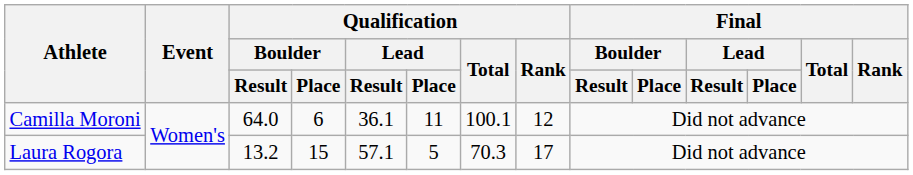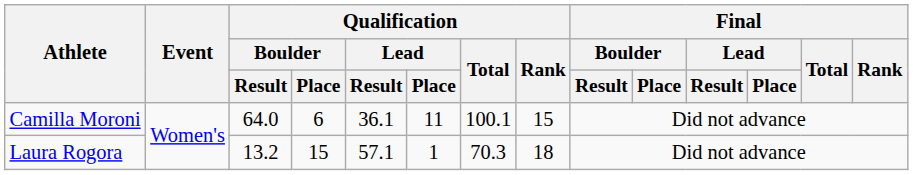(543, 119) 12 -> (543, 119) 15
(434, 153) 5 -> (434, 153) 1
(543, 153) 17 -> (543, 153) 18
